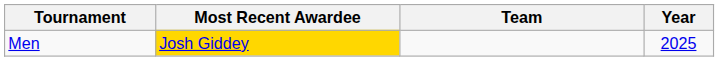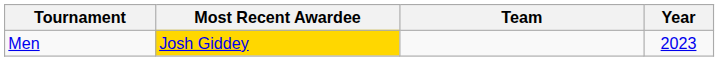(679, 43) 2025 -> (679, 43) 2023
